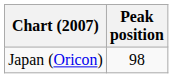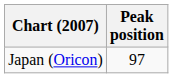(137, 60) 98 -> (137, 60) 97
